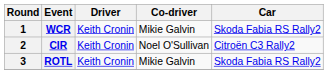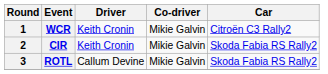(267, 29) Skoda Fabia RS Rally2 -> (251, 29) Citroën C3 Rally2
(174, 45) Noel O'Sullivan -> (177, 45) Mikie Galvin
(254, 45) Citroën C3 Rally2 -> (264, 45) Skoda Fabia RS Rally2
(106, 62) Keith Cronin -> (111, 62) Callum Devine
